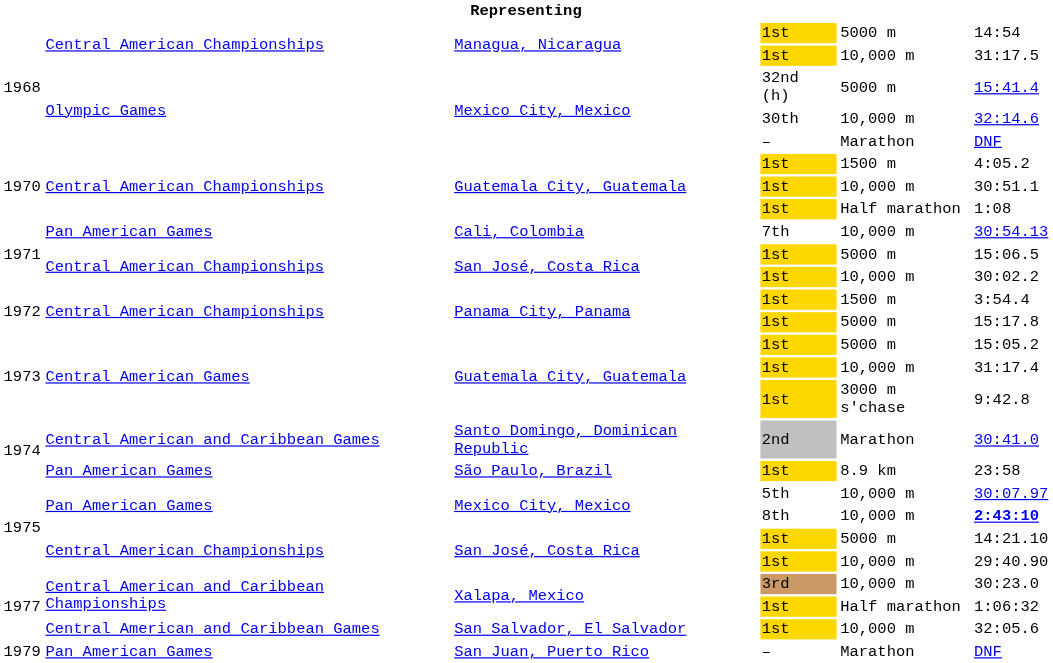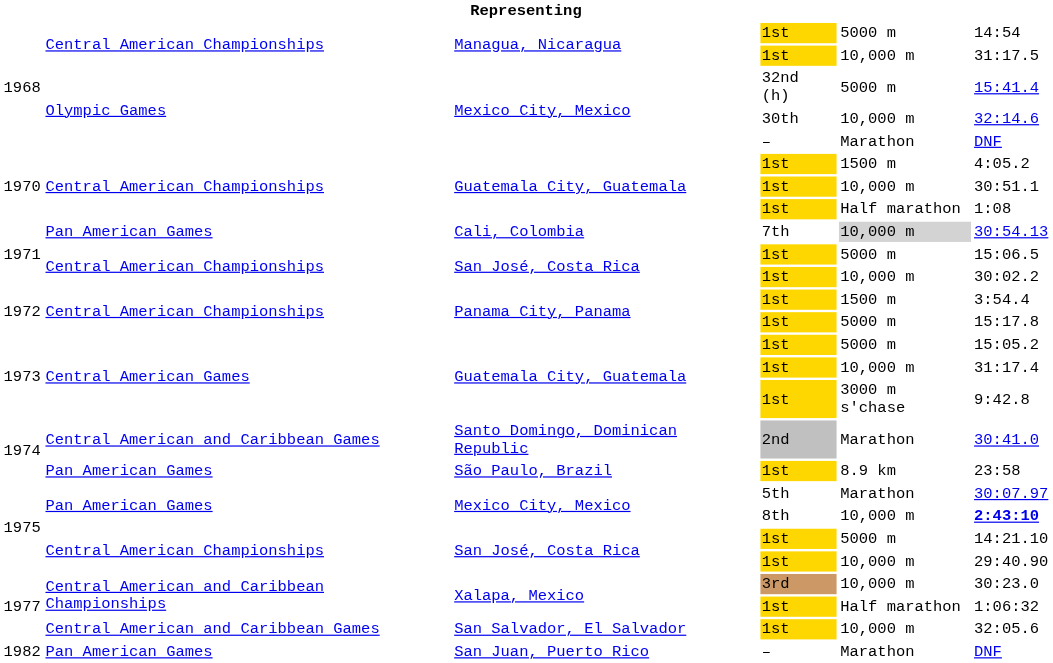(877, 232) no background -> (877, 232) lightgrey background
(877, 494) 10,000 m -> (877, 494) Marathon
(22, 652) 1979 -> (22, 652) 1982
